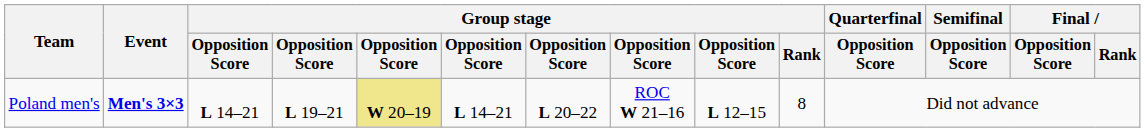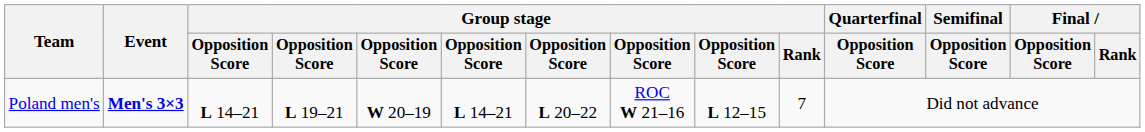(399, 113) khaki background -> (399, 113) no background
(802, 103) 8 -> (802, 103) 7
